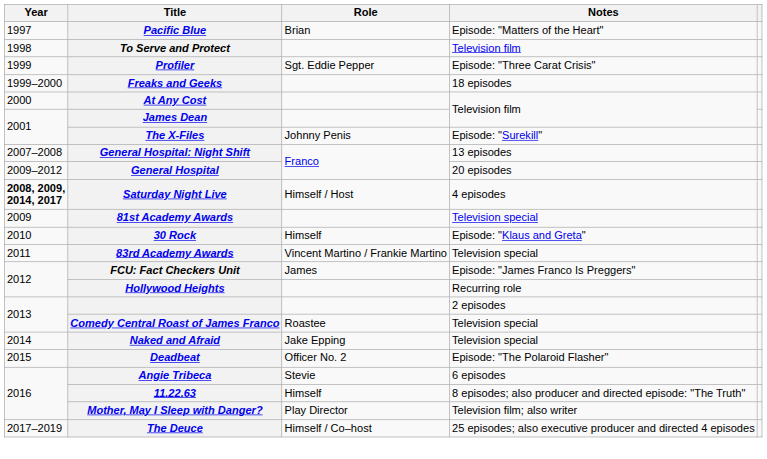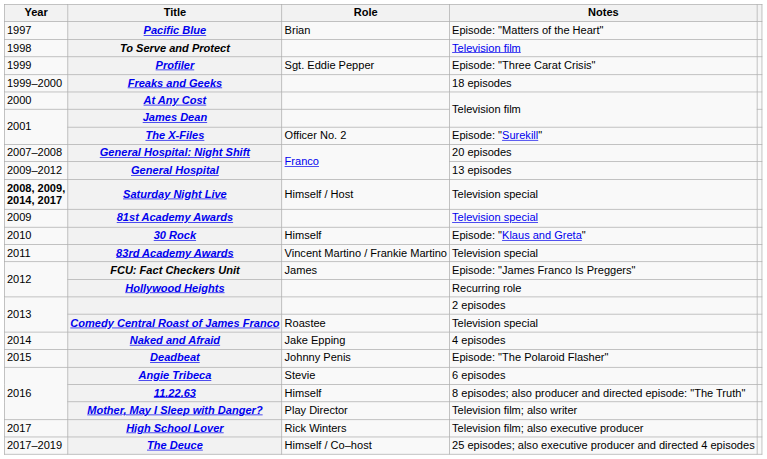(318, 135) Johnny Penis -> (315, 135) Officer No. 2
(482, 153) 13 episodes -> (482, 153) 20 episodes
(482, 170) 20 episodes -> (482, 170) 13 episodes
(479, 194) 4 episodes -> (495, 194) Television special
(495, 340) Television special -> (479, 340) 4 episodes
(315, 358) Officer No. 2 -> (318, 358) Johnny Penis
+ row: (175, 428)
